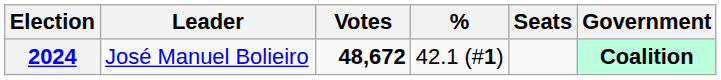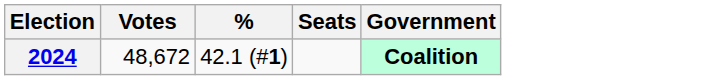- column: (208, 21)
(372, 56) bold -> (157, 56) normal
